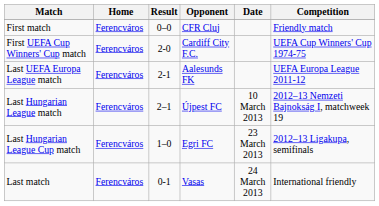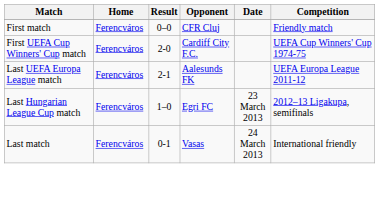- row: (37, 107)
